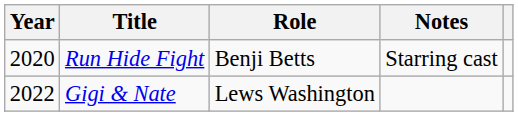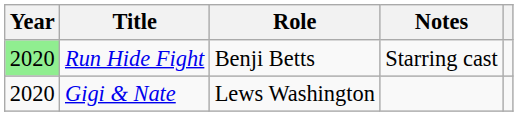(32, 57) no background -> (32, 57) lightgreen background
(32, 93) 2022 -> (32, 93) 2020
